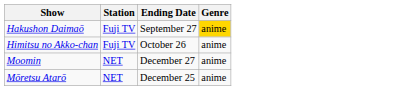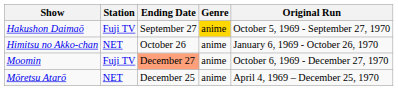+ column: (312, 12)
(119, 45) Fuji TV -> (113, 45) NET
(113, 61) NET -> (119, 61) Fuji TV
(167, 61) no background -> (167, 61) lightsalmon background
